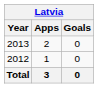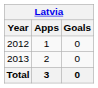rows swapped: (18, 59) <-> (18, 43)
